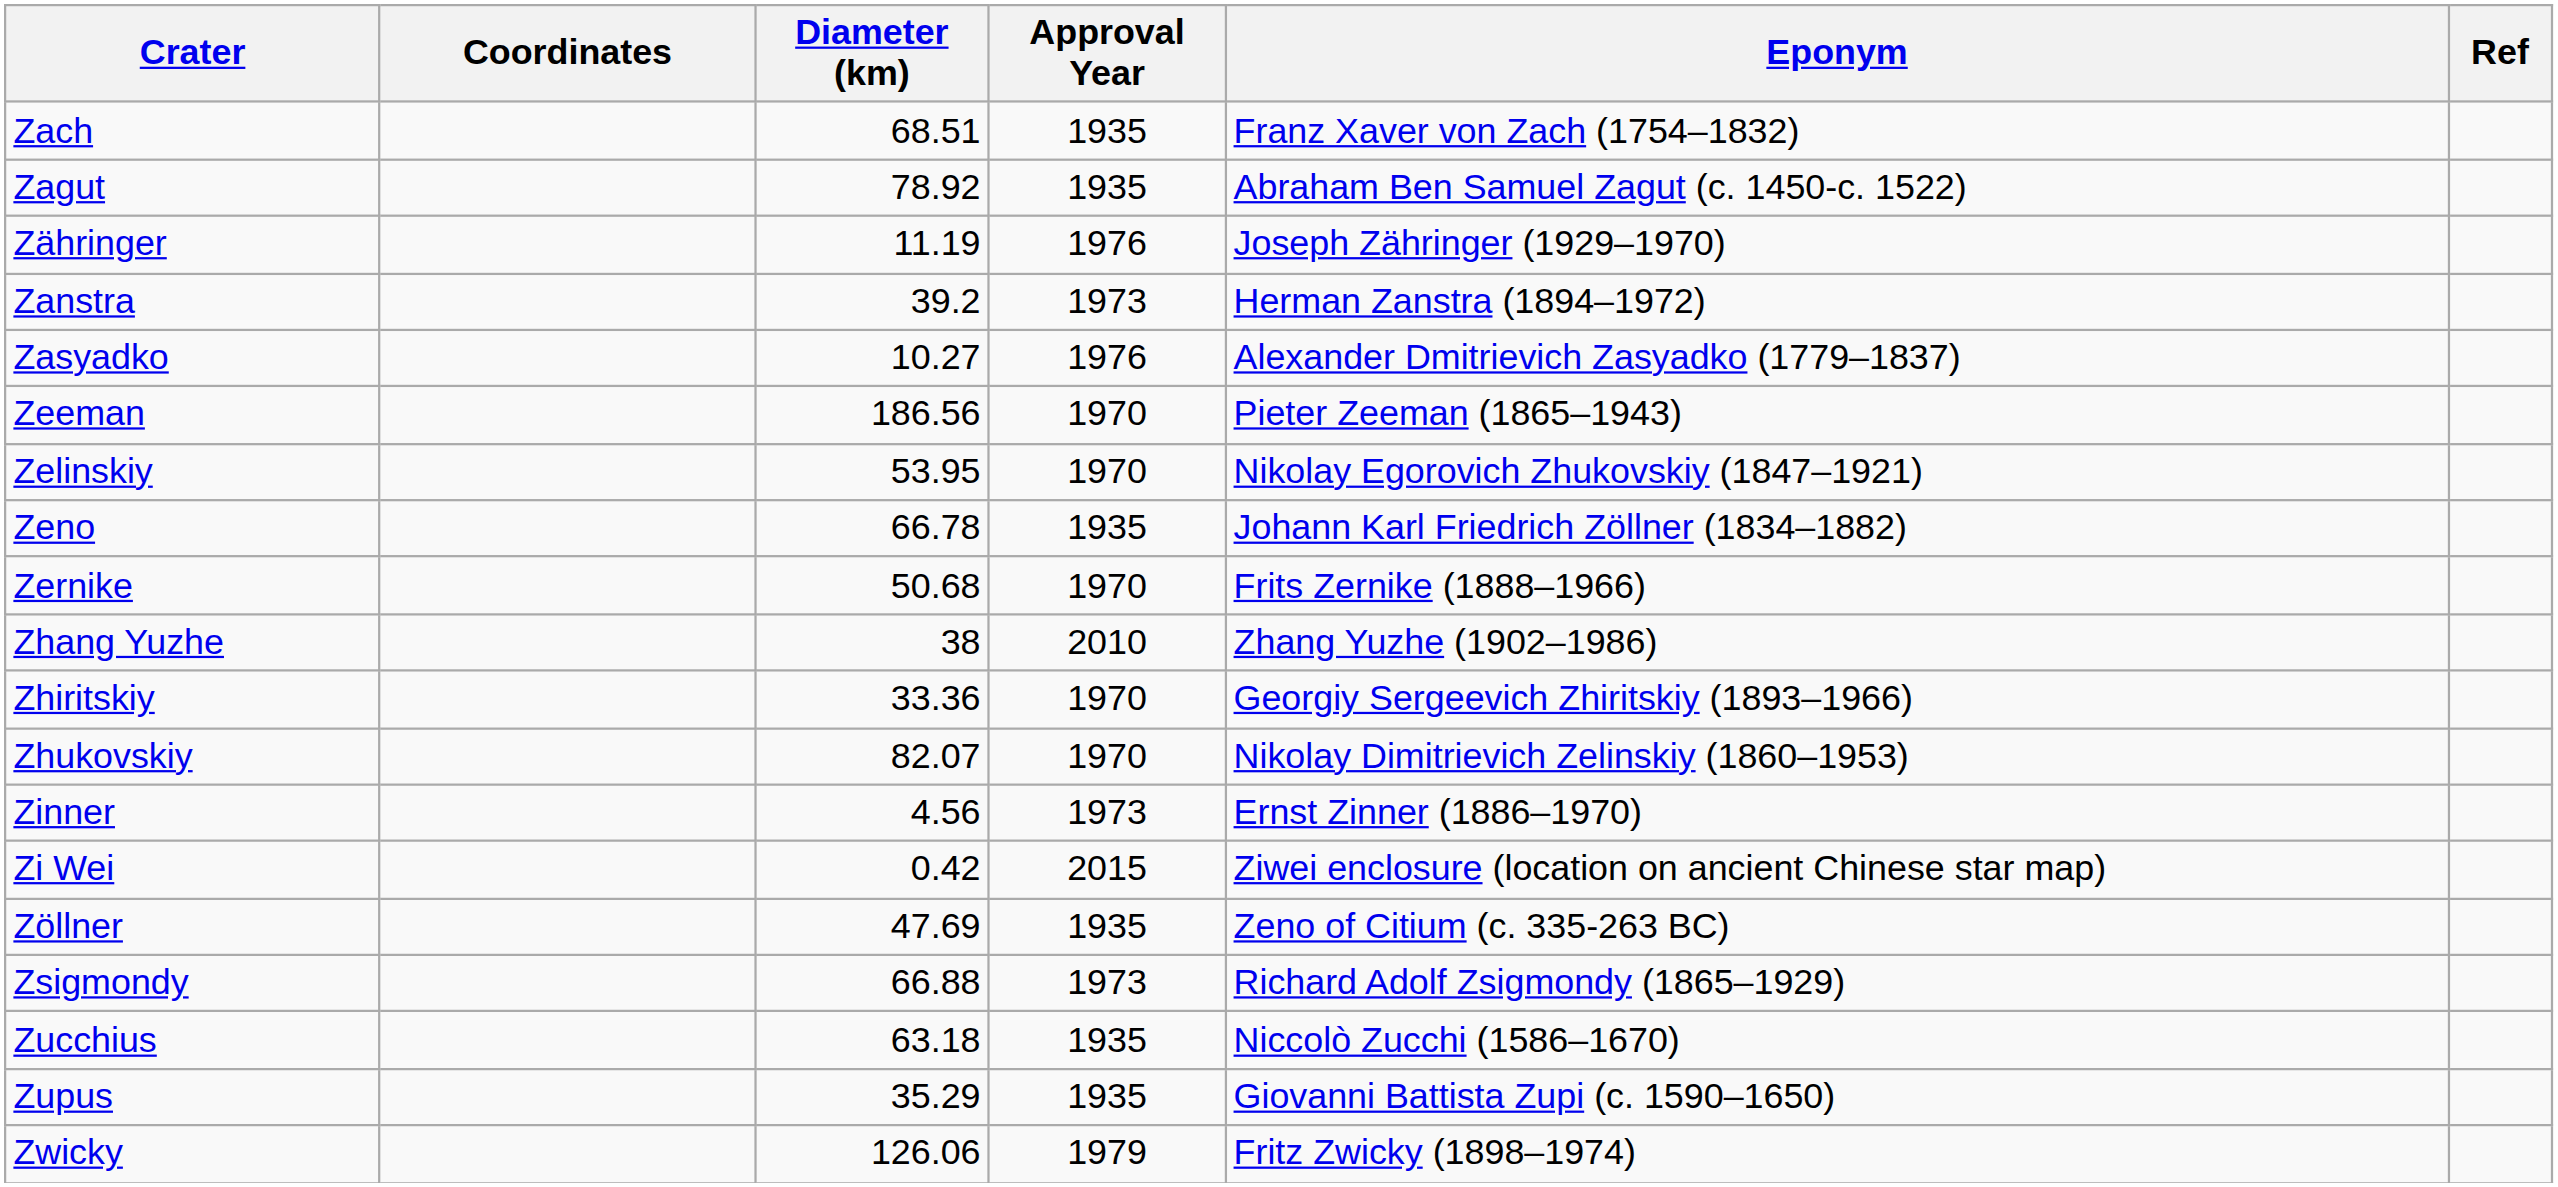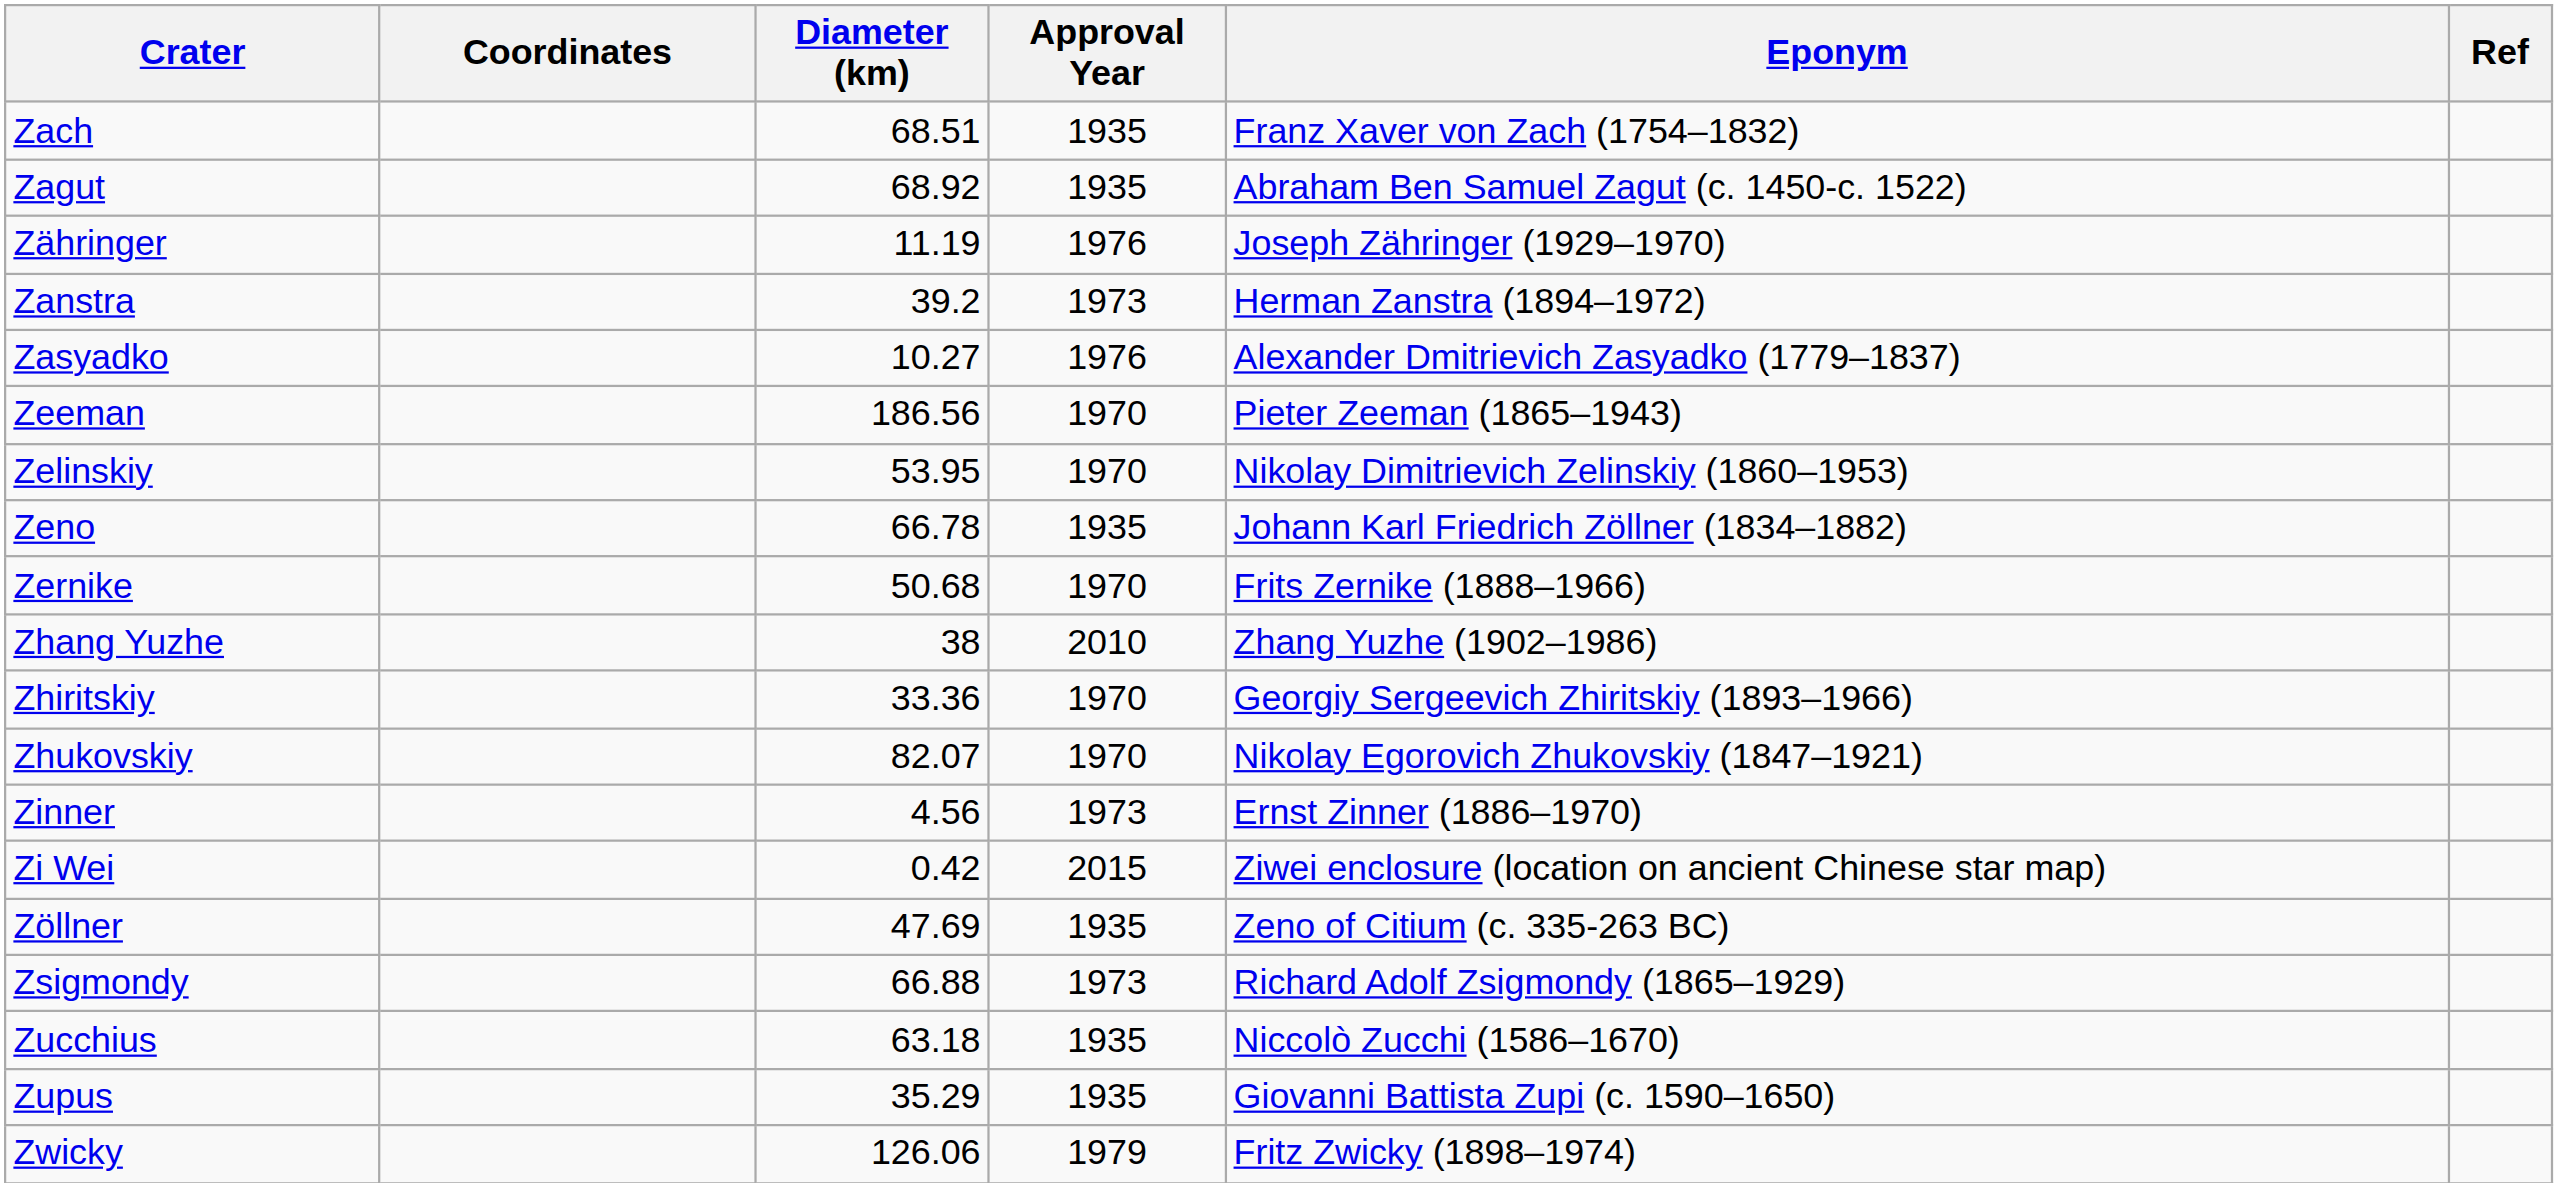(936, 186) 78.92 -> (936, 186) 68.92
(1578, 471) Nikolay Egorovich Zhukovskiy (1847–1921) -> (1571, 471) Nikolay Dimitrievich Zelinskiy (1860–1953)
(1571, 755) Nikolay Dimitrievich Zelinskiy (1860–1953) -> (1578, 755) Nikolay Egorovich Zhukovskiy (1847–1921)
